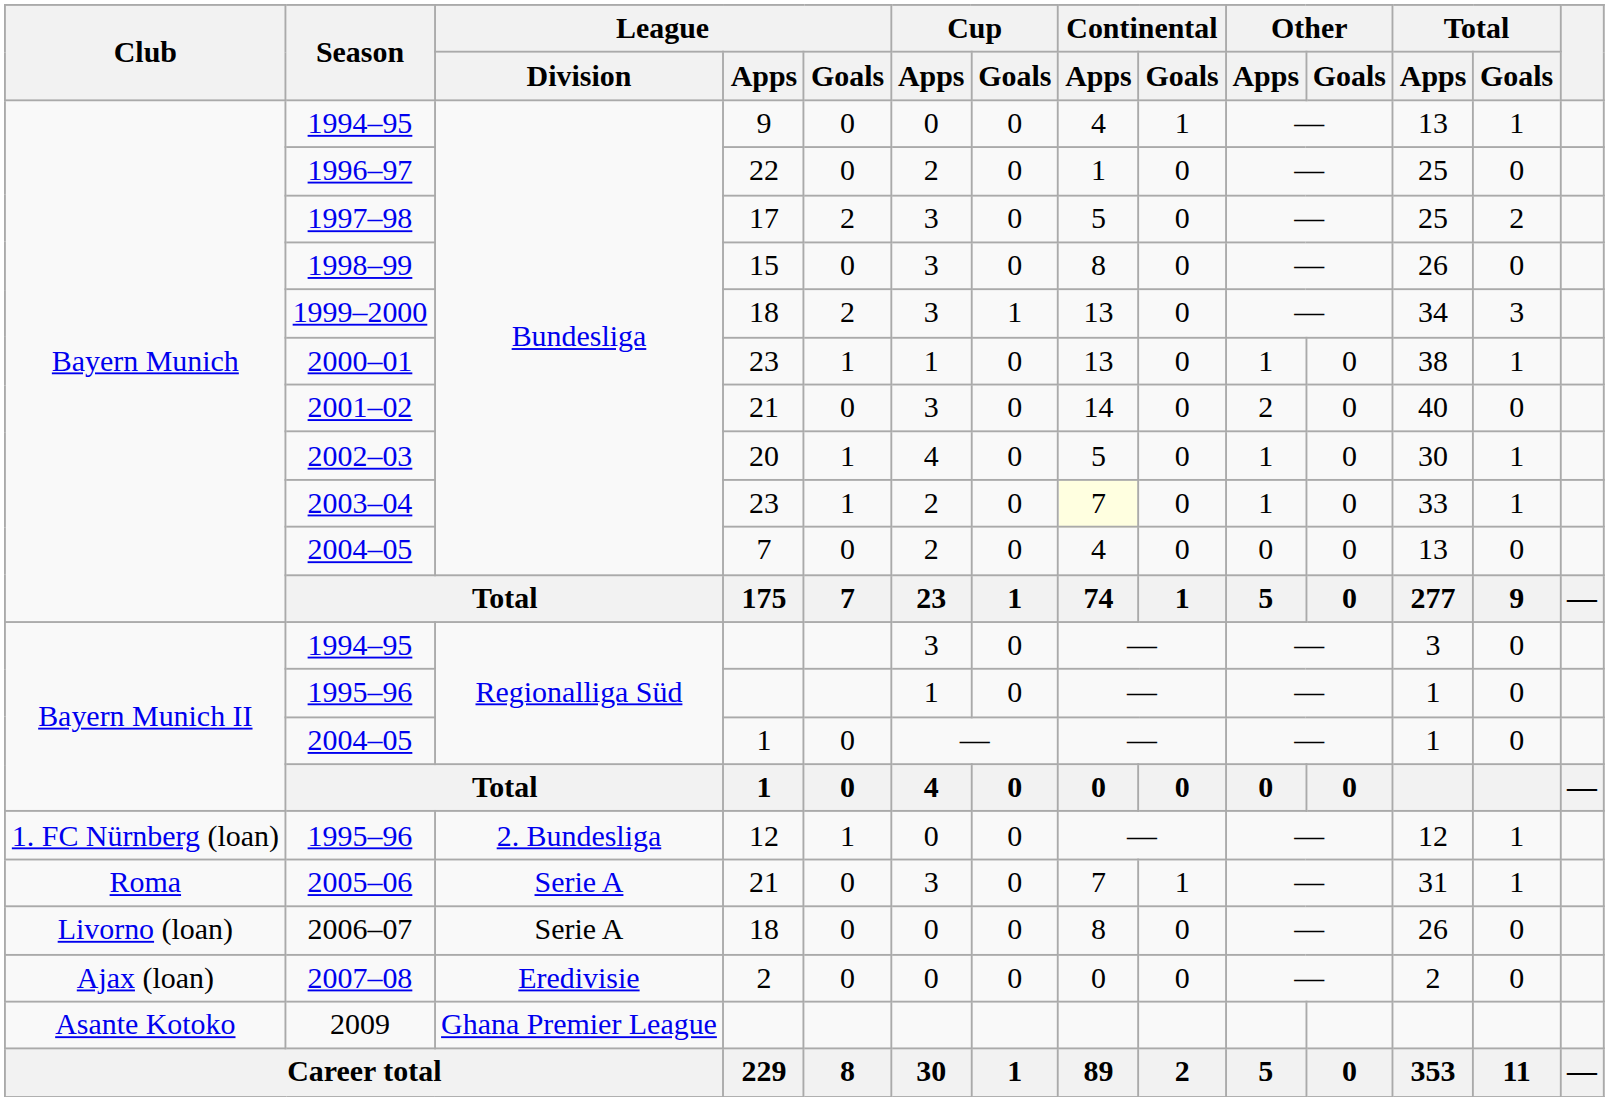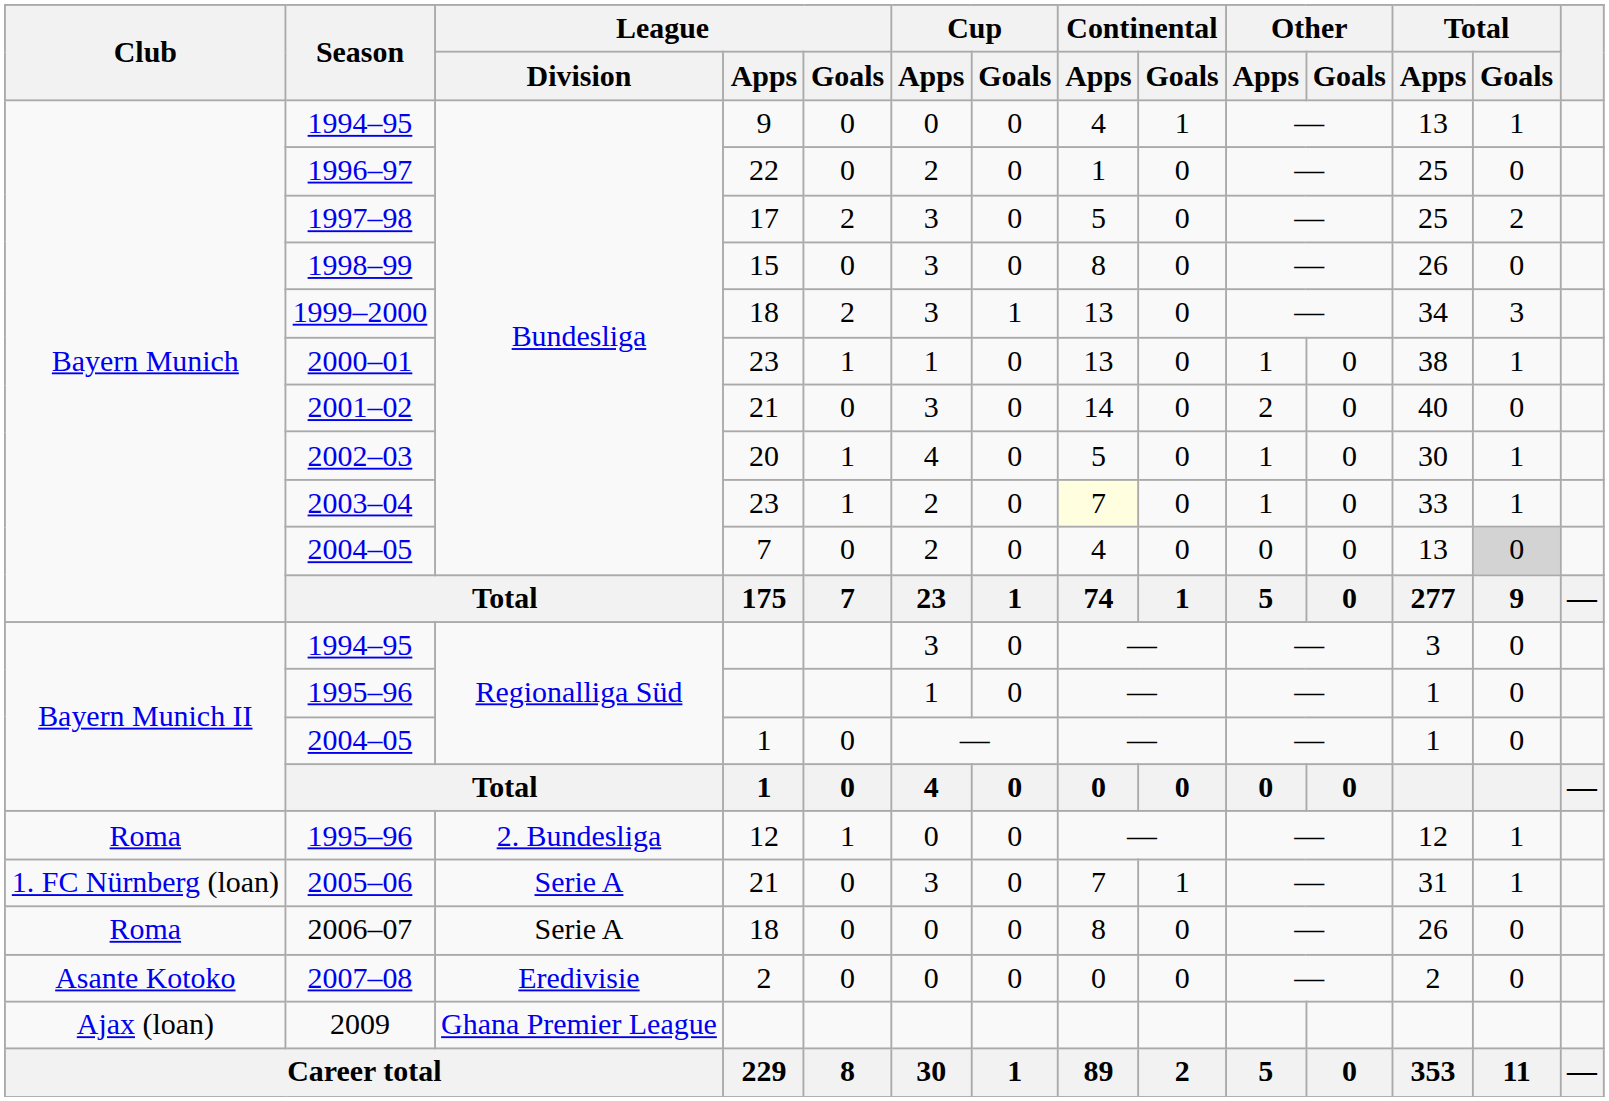(1517, 550) no background -> (1517, 550) lightgrey background
(145, 834) 1. FC Nürnberg (loan) -> (145, 834) Roma
(145, 882) Roma -> (145, 882) 1. FC Nürnberg (loan)
(145, 929) Livorno (loan) -> (145, 929) Roma
(145, 977) Ajax (loan) -> (145, 977) Asante Kotoko
(145, 1024) Asante Kotoko -> (145, 1024) Ajax (loan)
